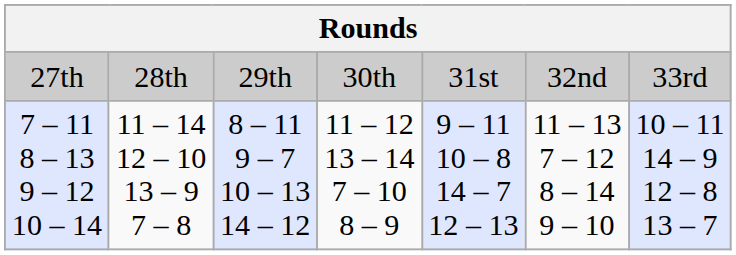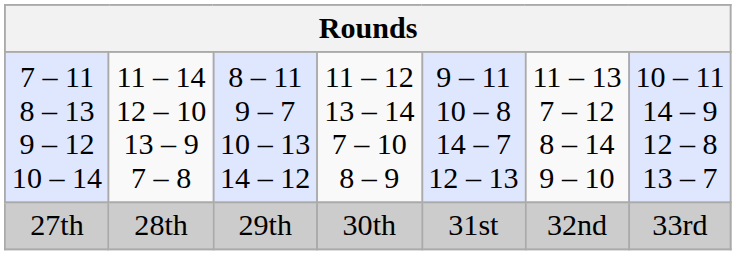rows swapped: (57, 76) <-> (57, 174)
